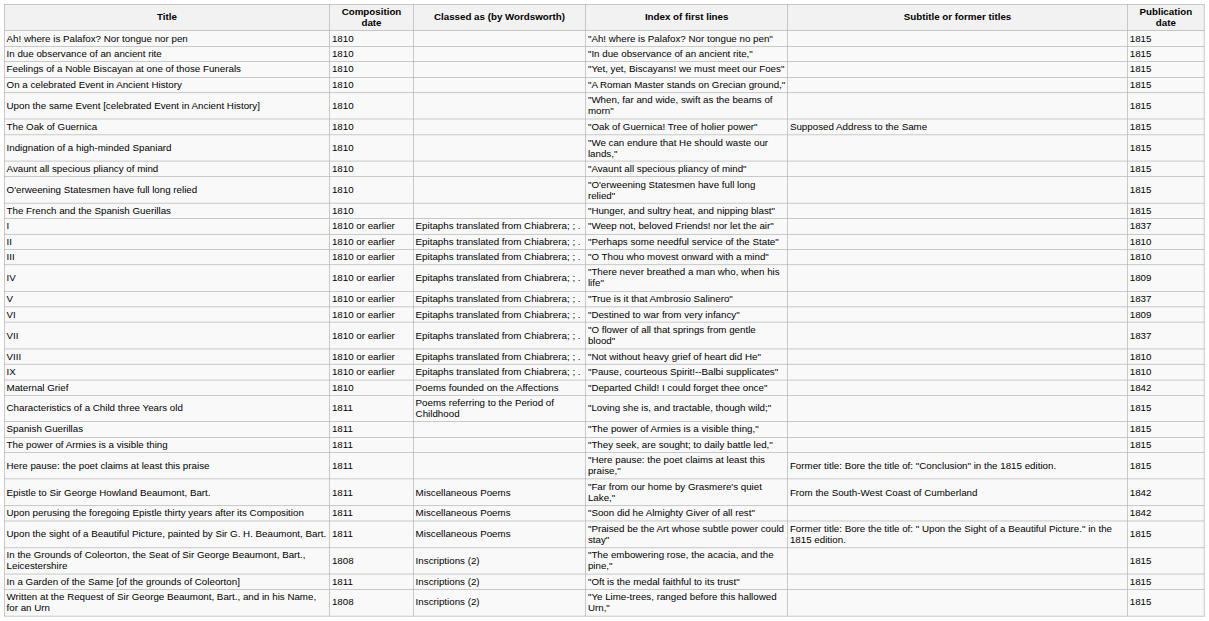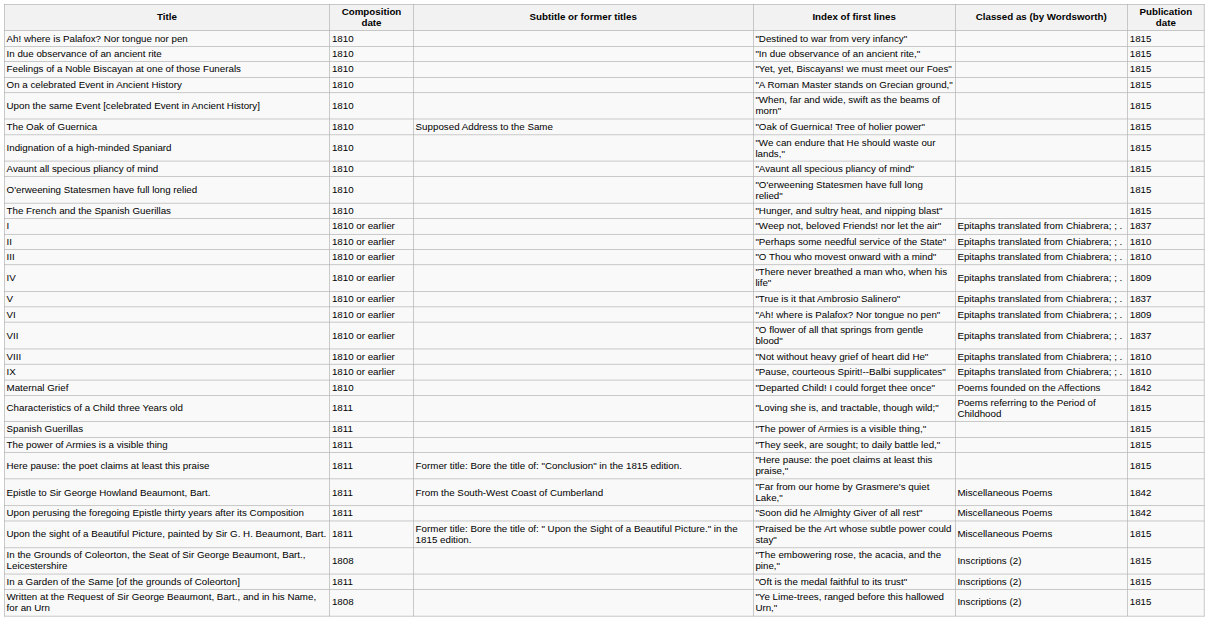columns swapped: (958, 17) <-> (500, 17)
(680, 38) "Ah! where is Palafox? Nor tongue no pen" -> (831, 38) "Destined to war from very infancy"
(664, 314) "Destined to war from very infancy" -> (848, 314) "Ah! where is Palafox? Nor tongue no pen"
